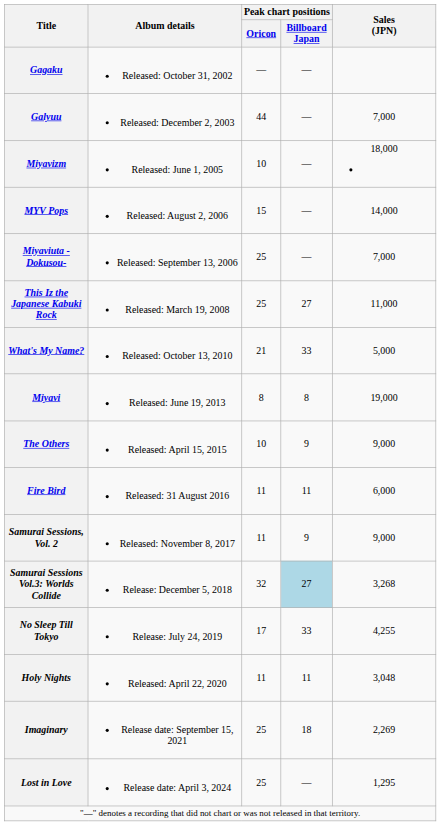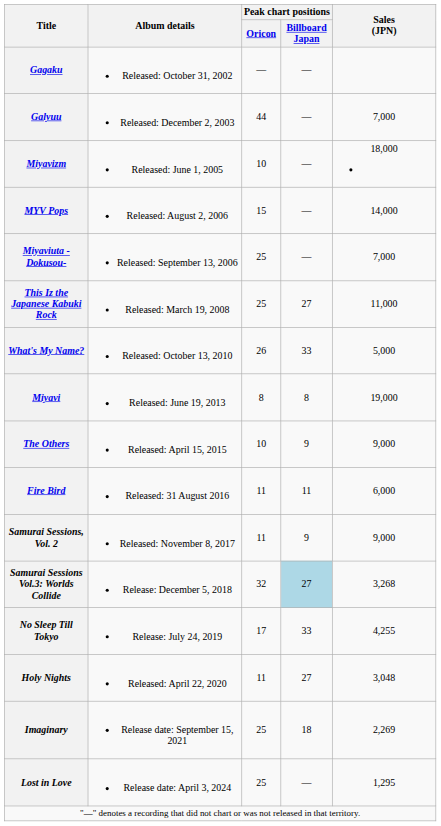(261, 350) 21 -> (261, 350) 26
(307, 678) 11 -> (307, 678) 27
